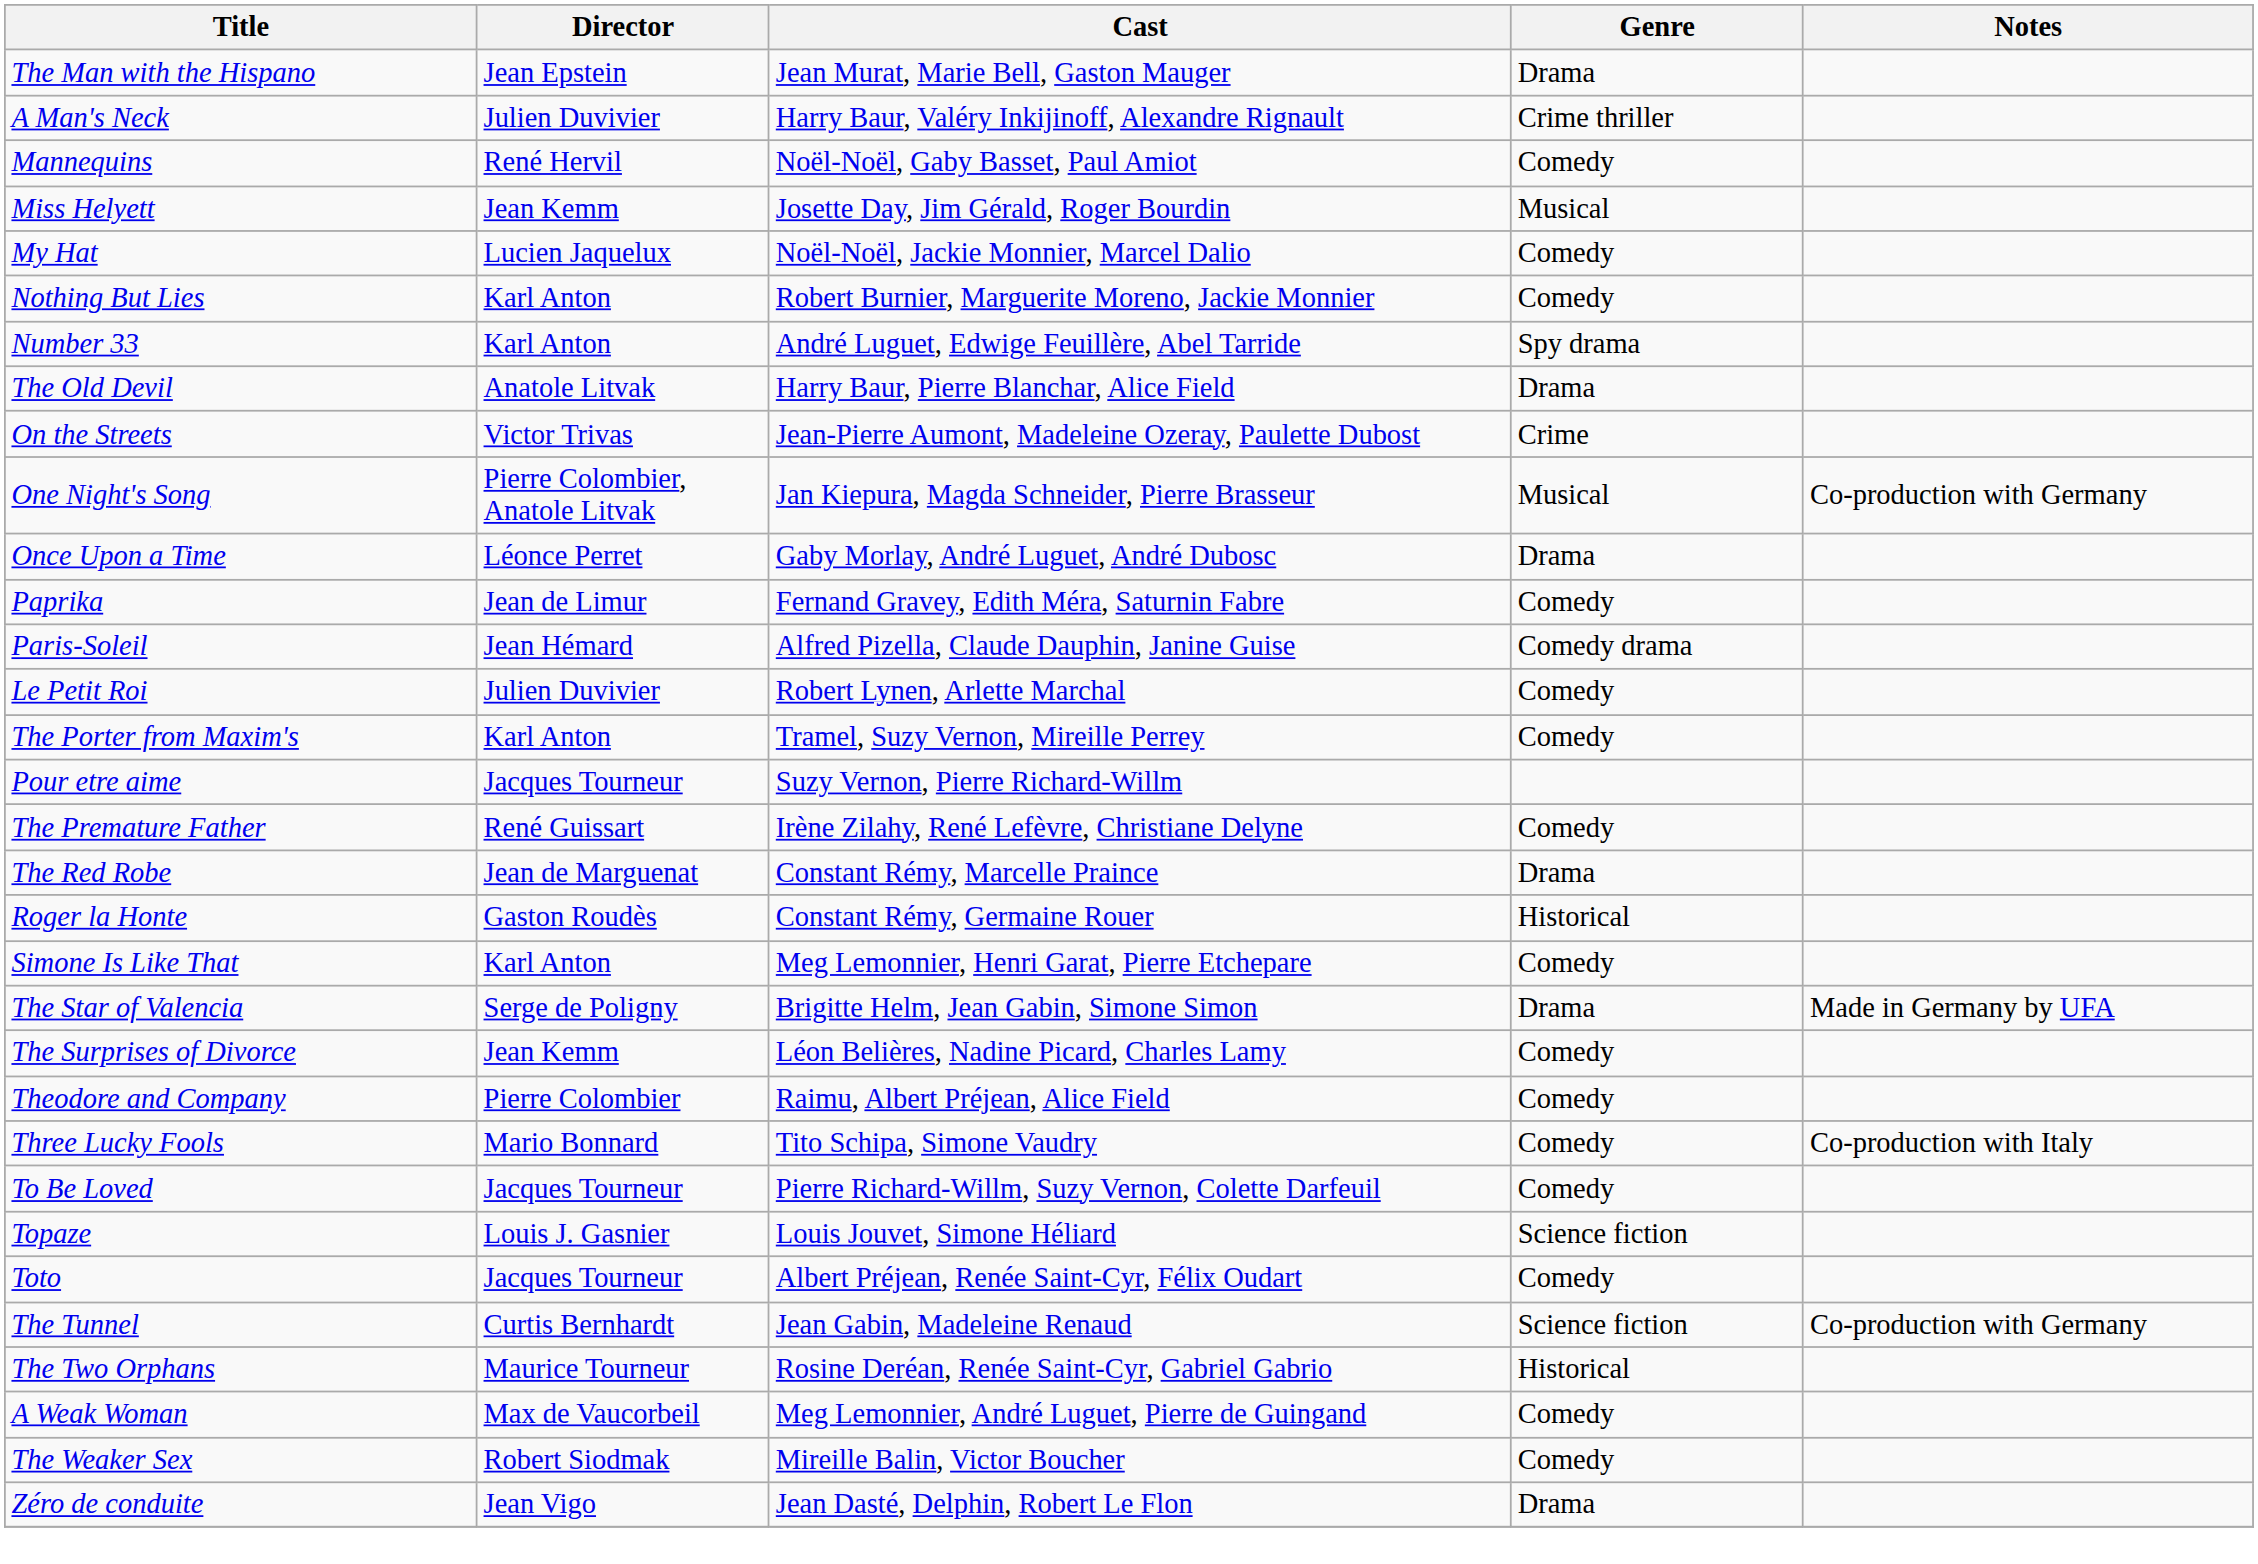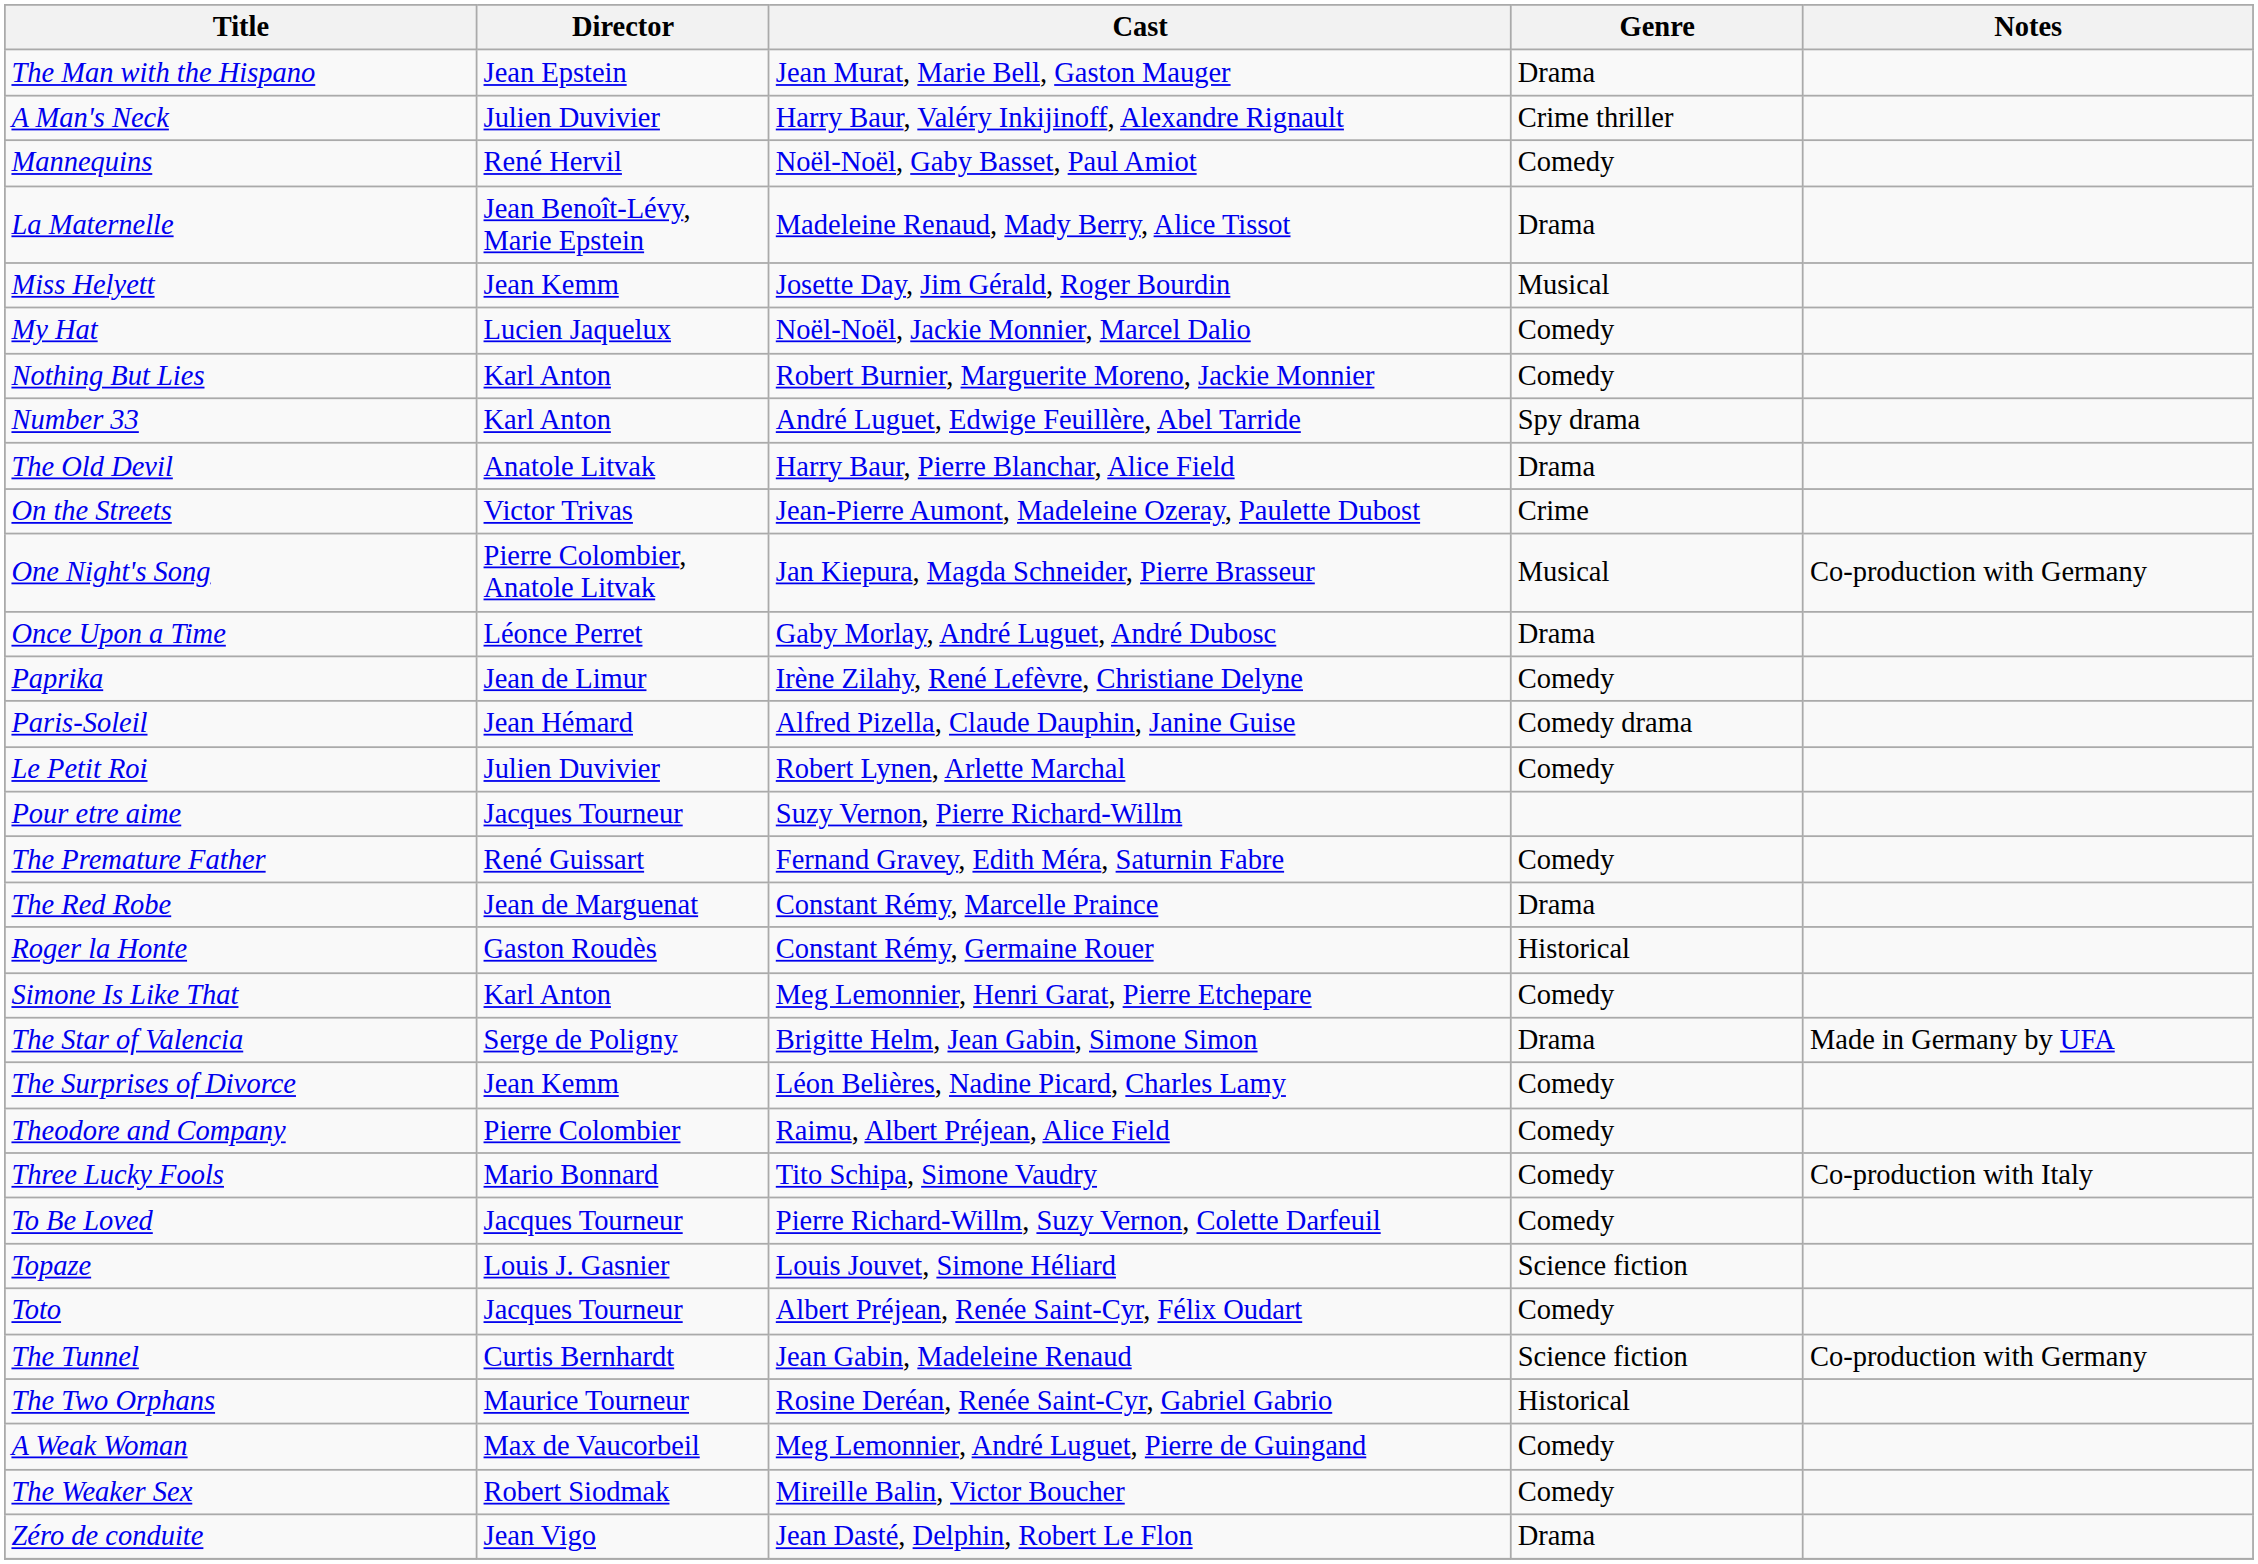+ row: (93, 223)
(1030, 601) Fernand Gravey, Edith Méra, Saturnin Fabre -> (1039, 678) Irène Zilahy, René Lefèvre, Christiane Delyne
- row: (155, 736)
(1039, 826) Irène Zilahy, René Lefèvre, Christiane Delyne -> (1030, 859) Fernand Gravey, Edith Méra, Saturnin Fabre
